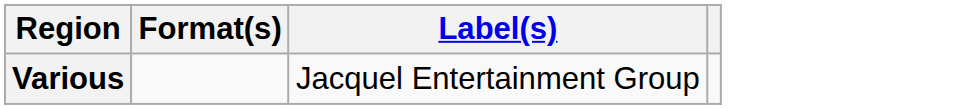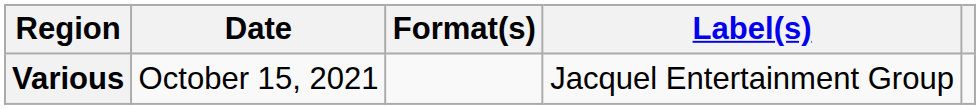+ column: (259, 29)
